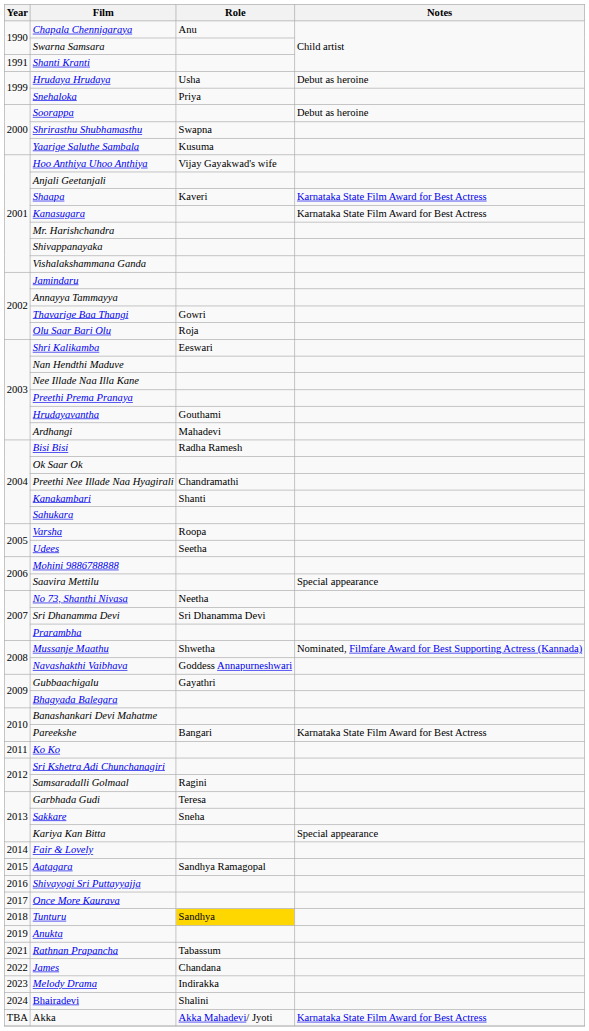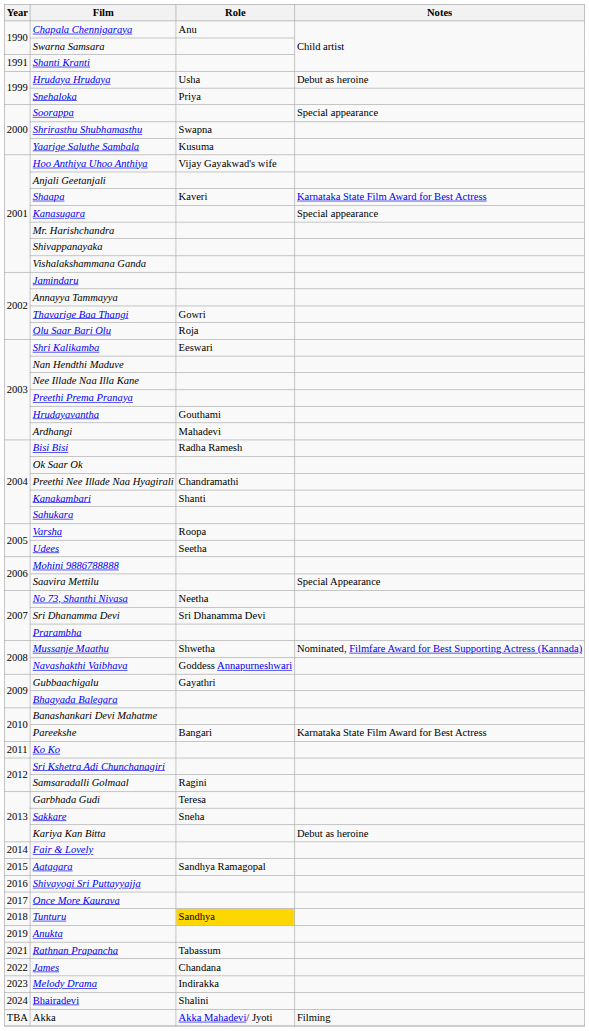(333, 113) Debut as heroine -> (338, 113) Special appearance
(392, 213) Karnataka State Film Award for Best Actress -> (338, 213) Special appearance
(338, 582) Special appearance -> (339, 582) Special Appearance
(338, 833) Special appearance -> (333, 833) Debut as heroine
(392, 1017) Karnataka State Film Award for Best Actress -> (314, 1017) Filming
